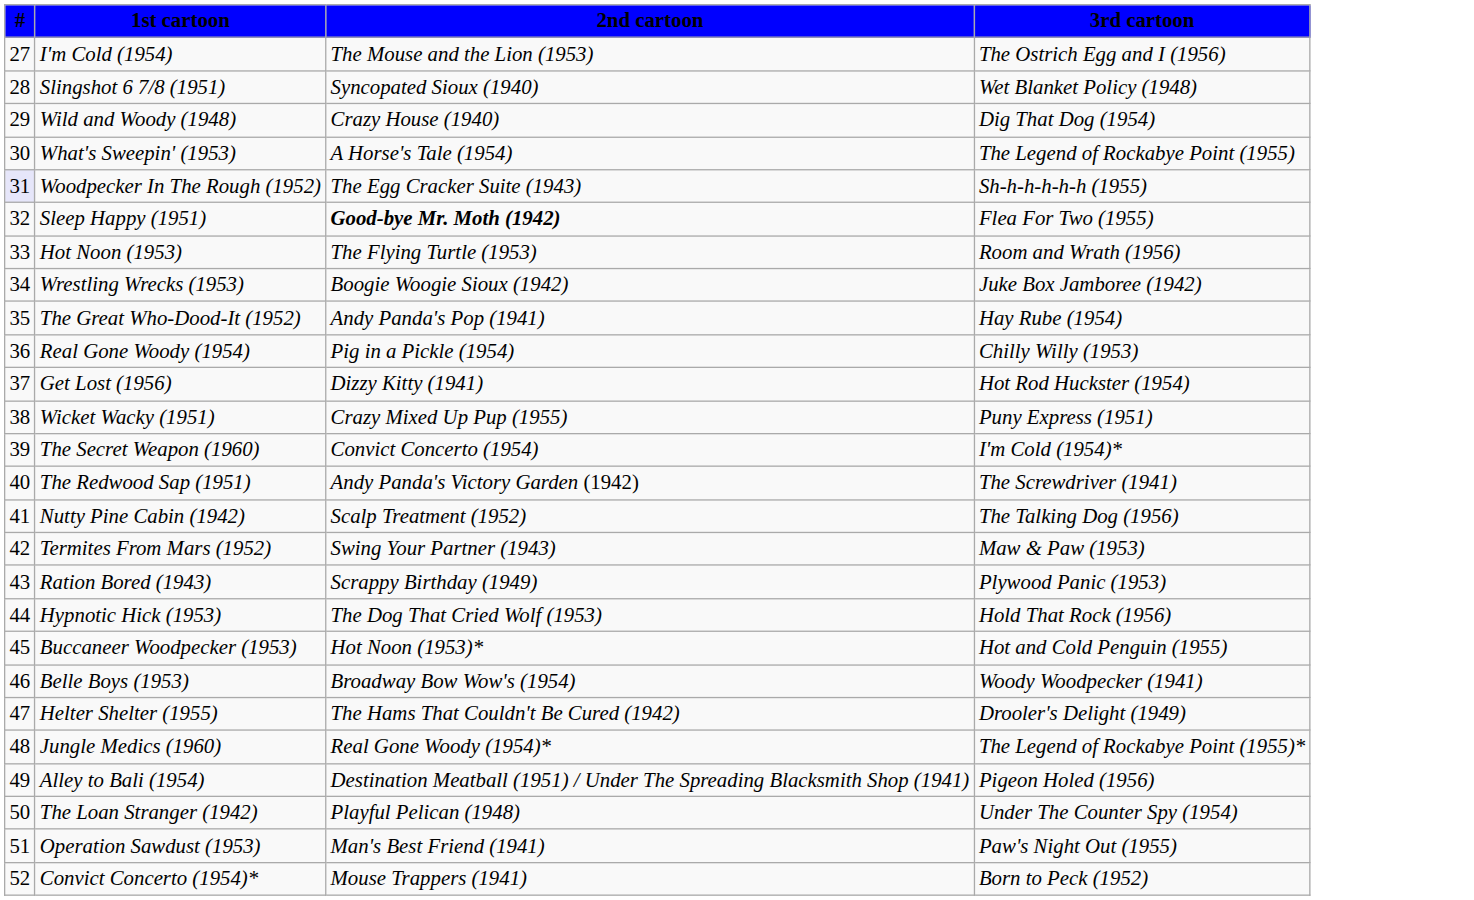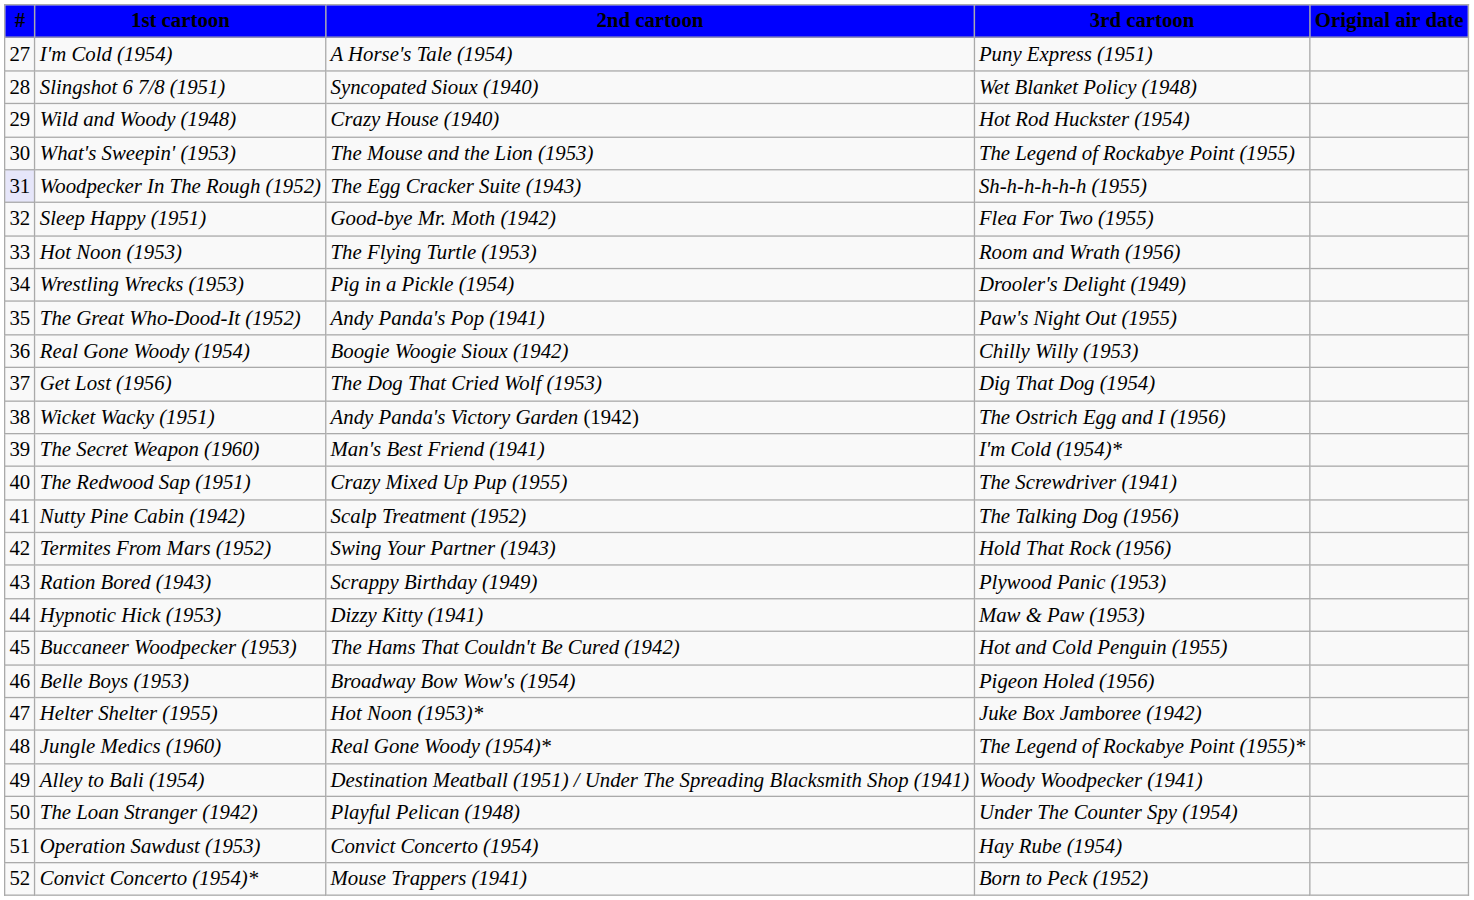+ column: (1389, 20)
(462, 53) The Mouse and the Lion (1953) -> (421, 53) A Horse's Tale (1954)
(1102, 53) The Ostrich Egg and I (1956) -> (1066, 53) Puny Express (1951)
(1067, 119) Dig That Dog (1954) -> (1084, 119) Hot Rod Huckster (1954)
(421, 152) A Horse's Tale (1954) -> (462, 152) The Mouse and the Lion (1953)
(446, 218) bold -> (443, 218) normal
(449, 284) Boogie Woogie Sioux (1942) -> (422, 284) Pig in a Pickle (1954)
(1090, 284) Juke Box Jamboree (1942) -> (1082, 284) Drooler's Delight (1949)
(1051, 317) Hay Rube (1954) -> (1078, 317) Paw's Night Out (1955)
(422, 350) Pig in a Pickle (1954) -> (449, 350) Boogie Woogie Sioux (1942)
(407, 383) Dizzy Kitty (1941) -> (466, 383) The Dog That Cried Wolf (1953)
(1084, 383) Hot Rod Huckster (1954) -> (1067, 383) Dig That Dog (1954)
(449, 416) Crazy Mixed Up Pup (1955) -> (485, 416) Andy Panda's Victory Garden (1942)
(1066, 416) Puny Express (1951) -> (1102, 416) The Ostrich Egg and I (1956)
(435, 449) Convict Concerto (1954) -> (438, 449) Man's Best Friend (1941)
(485, 482) Andy Panda's Victory Garden (1942) -> (449, 482) Crazy Mixed Up Pup (1955)
(1062, 548) Maw & Paw (1953) -> (1075, 548) Hold That Rock (1956)
(466, 614) The Dog That Cried Wolf (1953) -> (407, 614) Dizzy Kitty (1941)
(1075, 614) Hold That Rock (1956) -> (1062, 614) Maw & Paw (1953)
(407, 647) Hot Noon (1953)* -> (505, 647) The Hams That Couldn't Be Cured (1942)
(1091, 680) Woody Woodpecker (1941) -> (1067, 680) Pigeon Holed (1956)
(505, 713) The Hams That Couldn't Be Cured (1942) -> (407, 713) Hot Noon (1953)*
(1082, 713) Drooler's Delight (1949) -> (1090, 713) Juke Box Jamboree (1942)
(1067, 779) Pigeon Holed (1956) -> (1091, 779) Woody Woodpecker (1941)
(438, 845) Man's Best Friend (1941) -> (435, 845) Convict Concerto (1954)
(1078, 845) Paw's Night Out (1955) -> (1051, 845) Hay Rube (1954)
